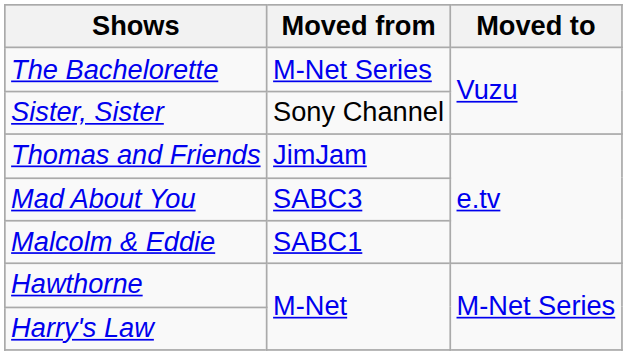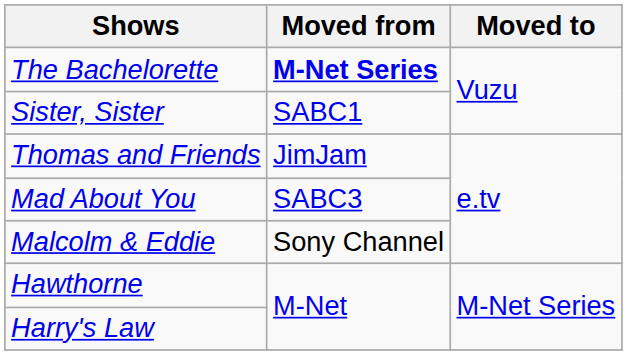(352, 69) normal -> (355, 69) bold
(359, 112) Sony Channel -> (318, 112) SABC1
(318, 241) SABC1 -> (359, 241) Sony Channel
